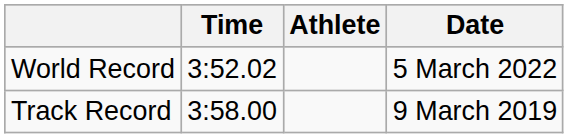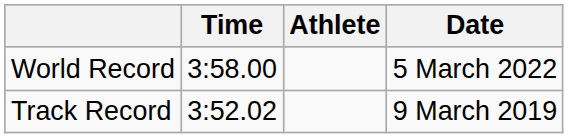(232, 68) 3:52.02 -> (232, 68) 3:58.00
(232, 111) 3:58.00 -> (232, 111) 3:52.02
